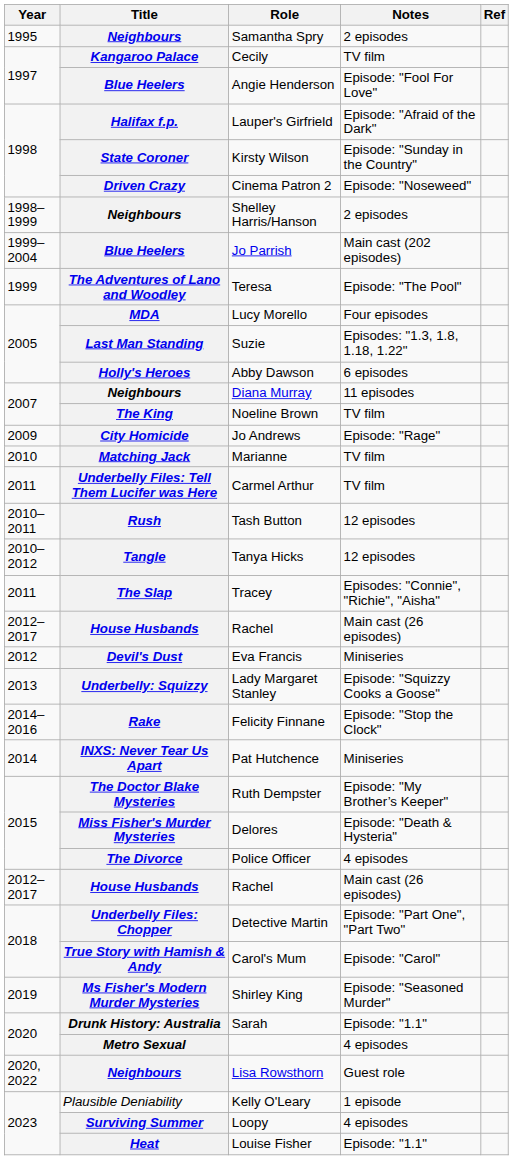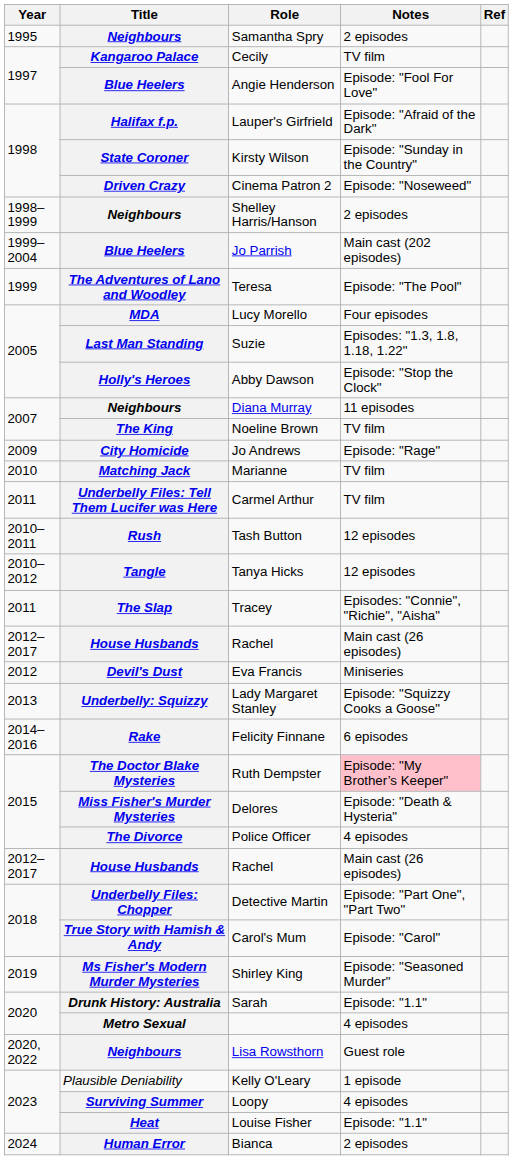(376, 372) 6 episodes -> (398, 379) Episode: "Stop the Clock"
(398, 722) Episode: "Stop the Clock" -> (376, 737) 6 episodes
- row: (144, 758)
(396, 794) no background -> (396, 773) pink background
+ row: (144, 1144)
